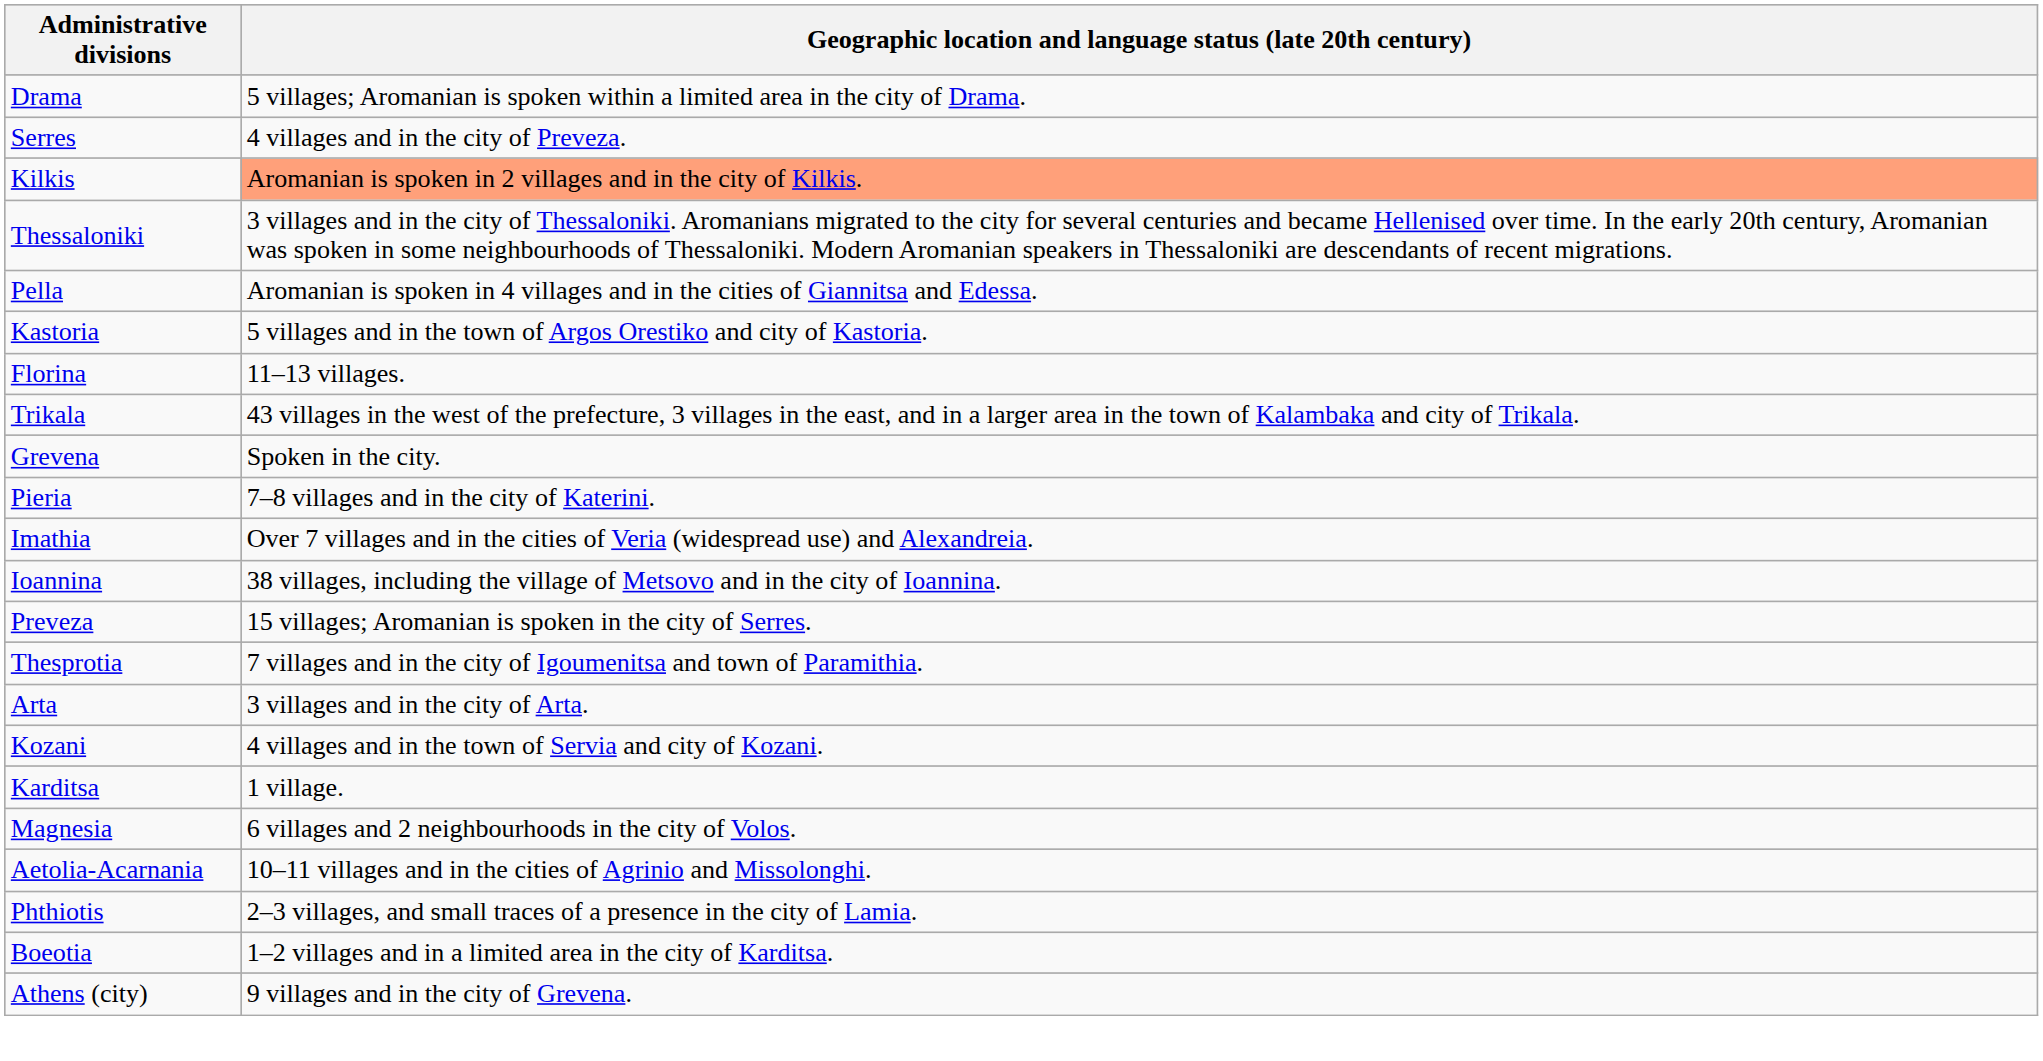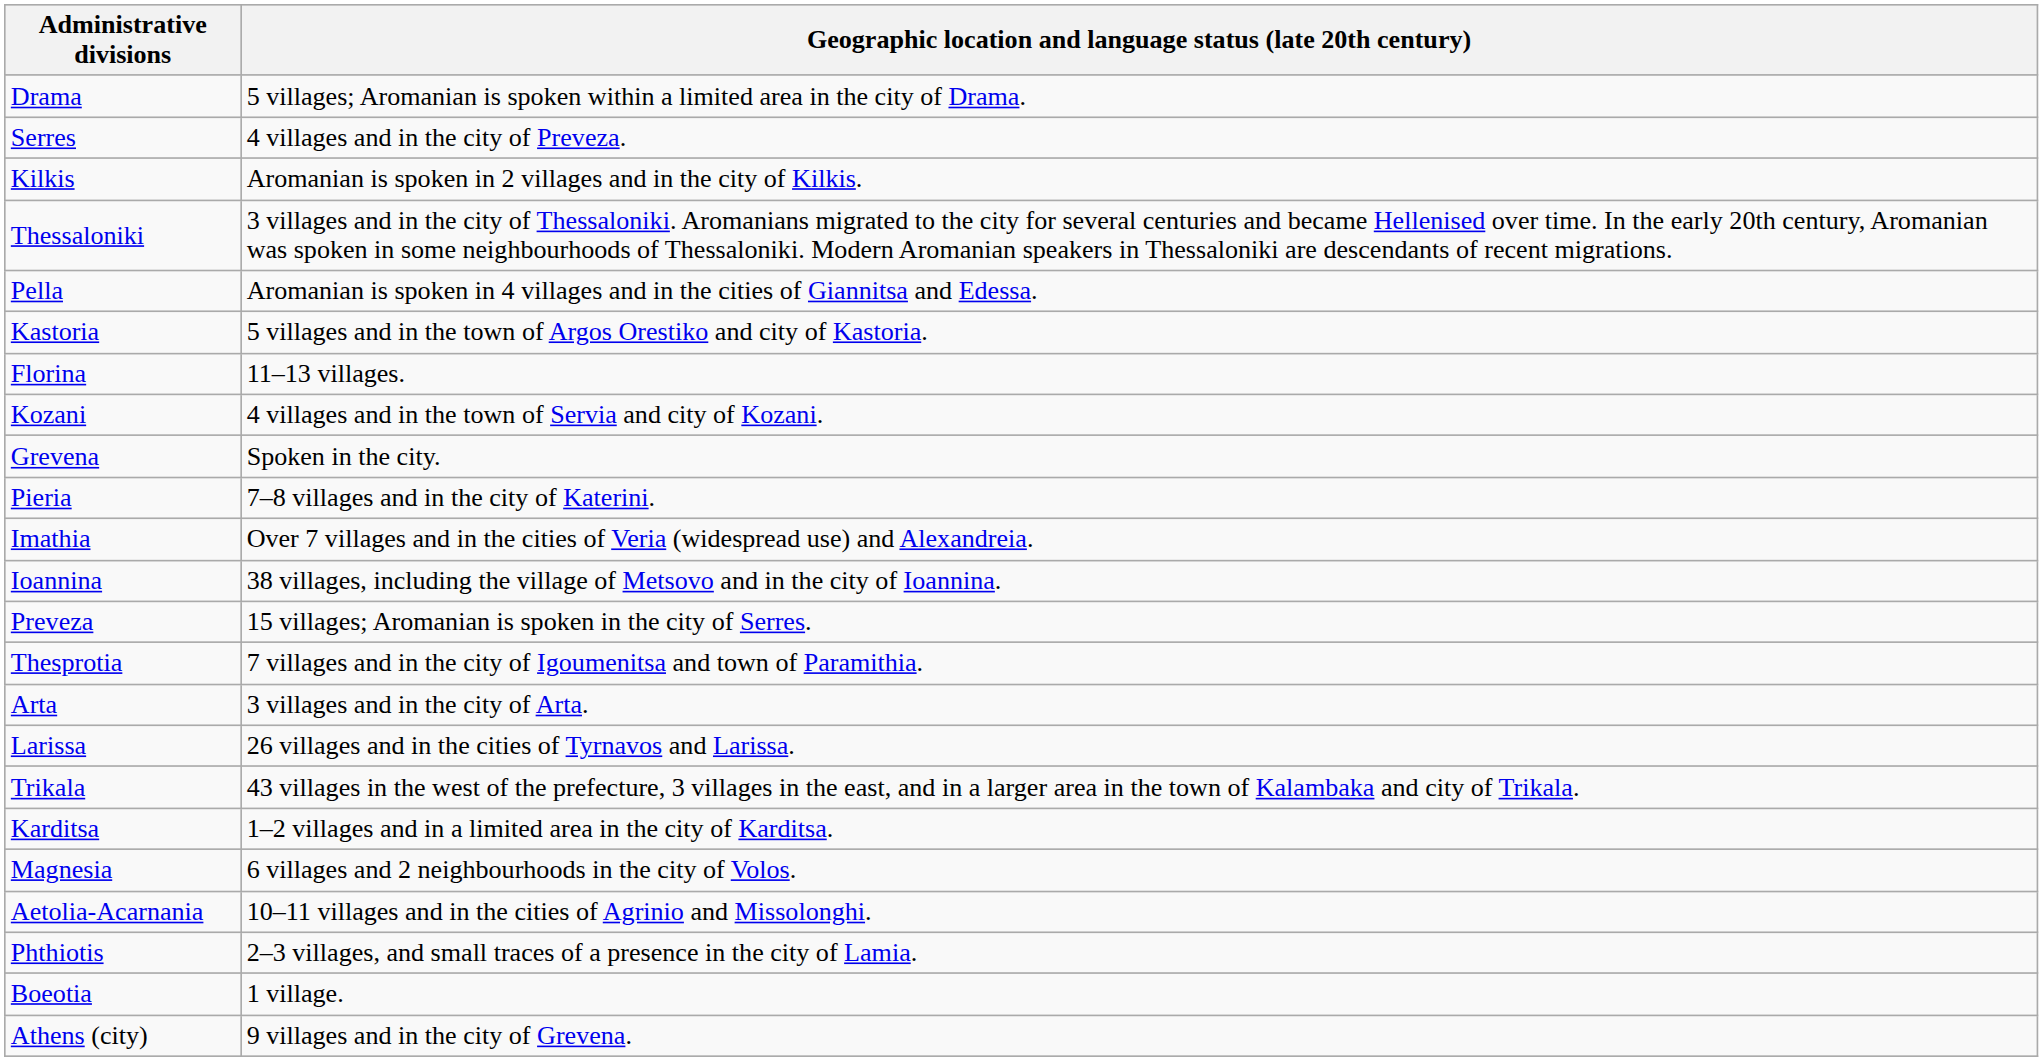(554, 178) lightsalmon background -> (554, 178) no background
rows swapped: (48, 745) <-> (48, 414)
+ row: (48, 745)
(295, 787) 1 village. -> (540, 828) 1–2 villages and in a limited area in the city of Karditsa.
(540, 952) 1–2 villages and in a limited area in the city of Karditsa. -> (295, 993) 1 village.
